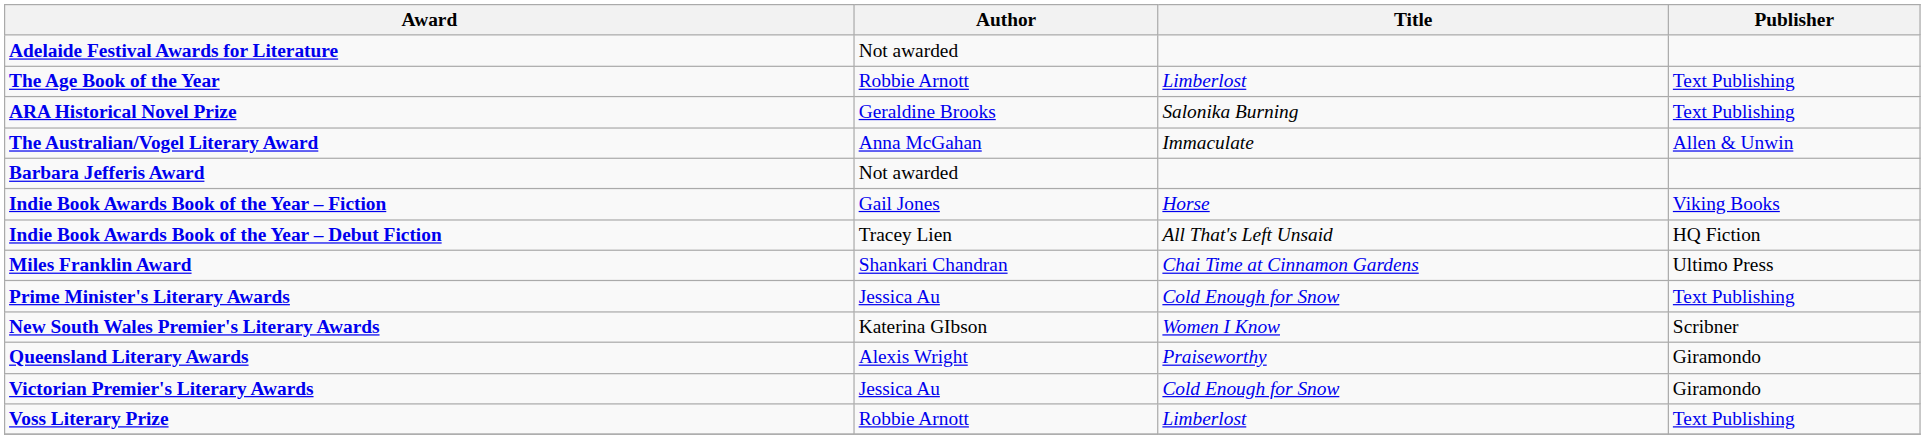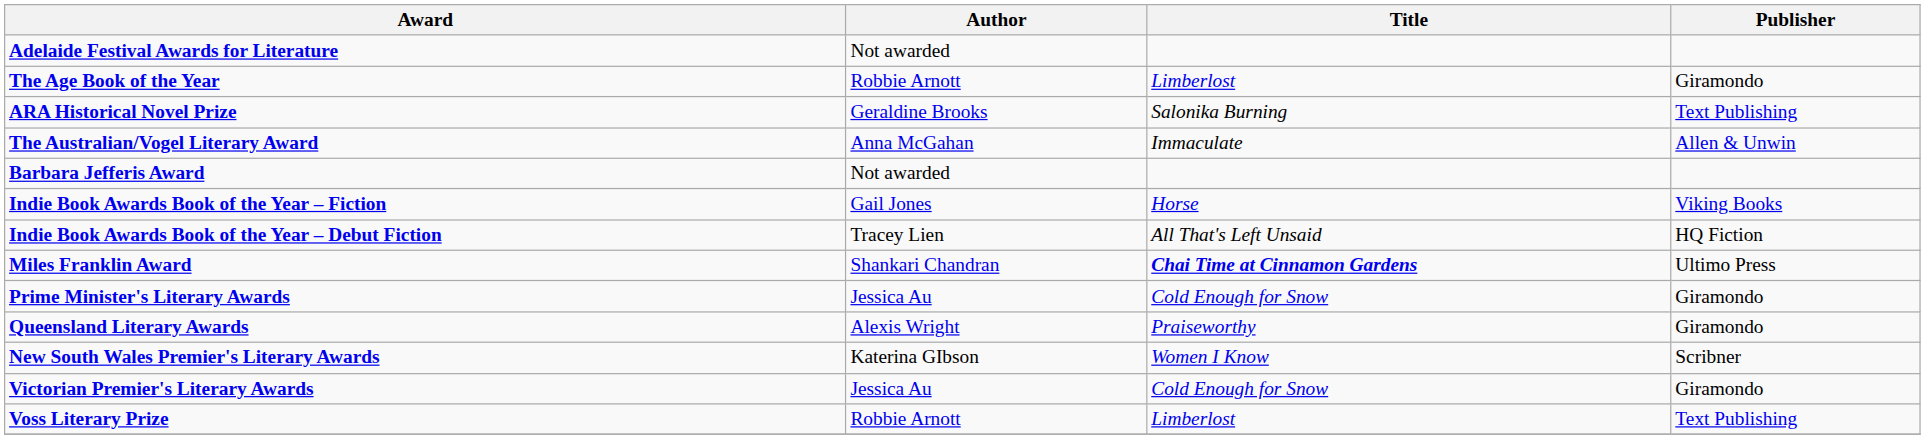(1734, 81) Text Publishing -> (1719, 81) Giramondo
(1291, 265) normal -> (1284, 265) bold
(1734, 296) Text Publishing -> (1719, 296) Giramondo
rows swapped: (194, 326) <-> (129, 357)
